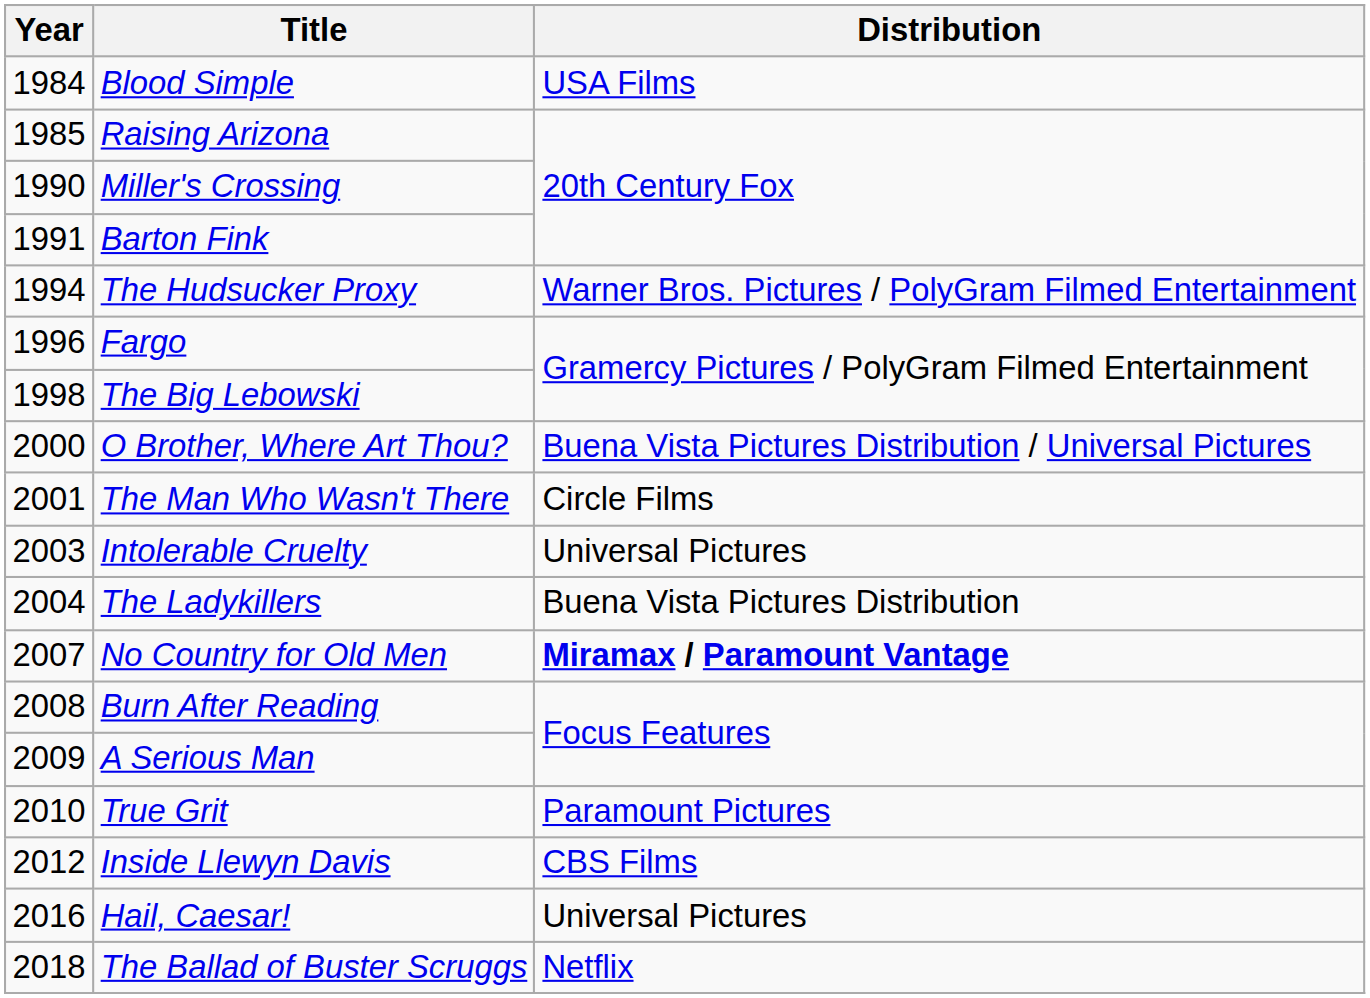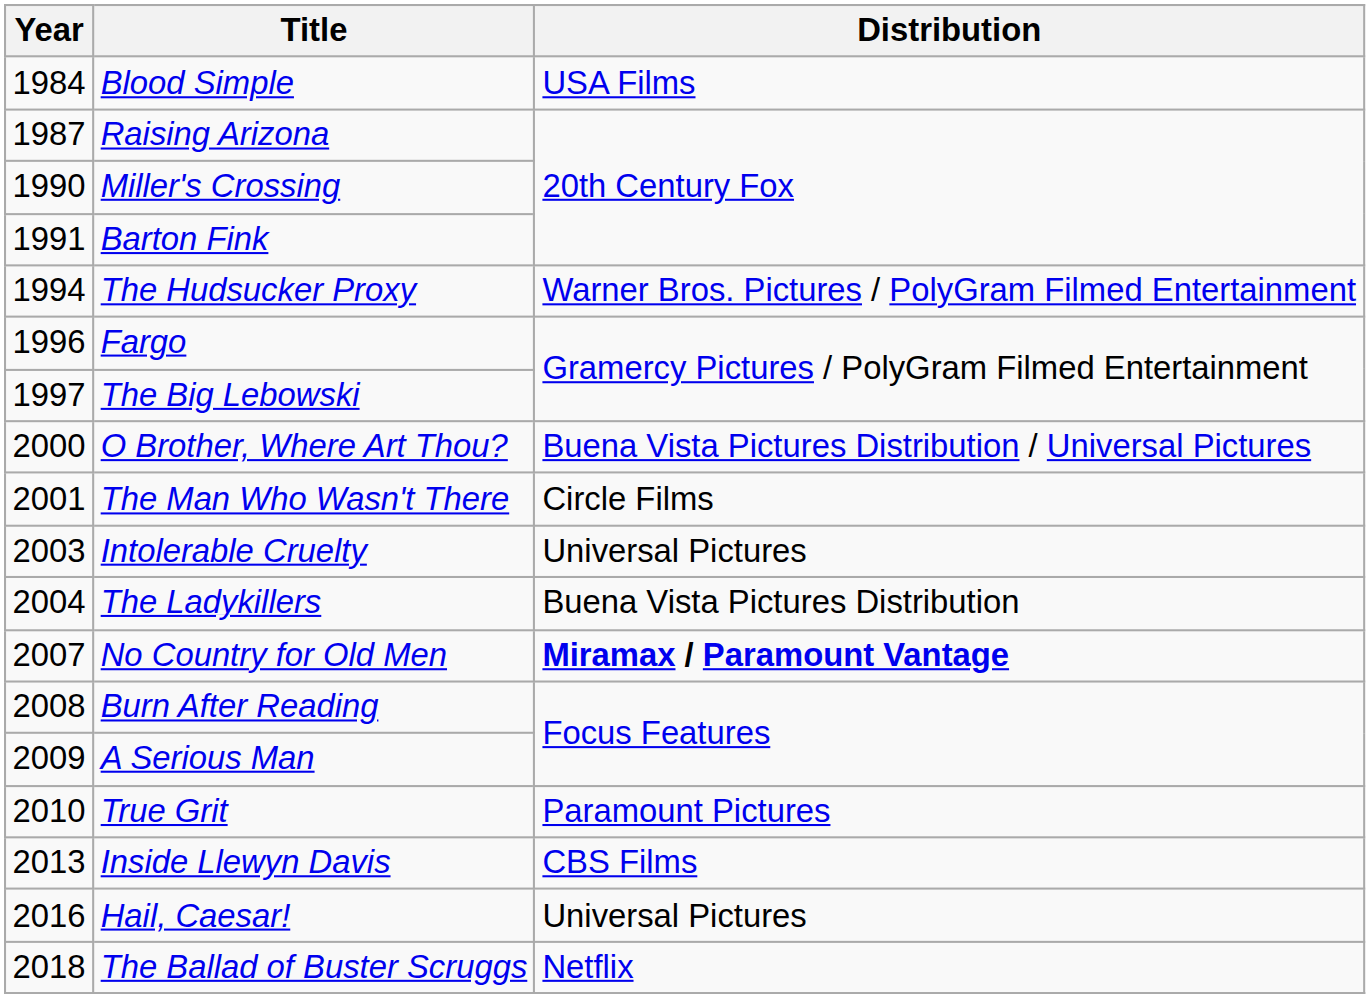(49, 134) 1985 -> (49, 134) 1987
(49, 394) 1998 -> (49, 394) 1997
(49, 862) 2012 -> (49, 862) 2013
